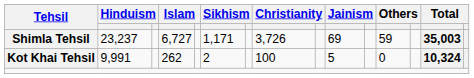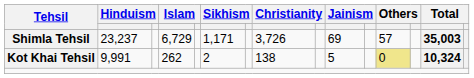(177, 39) 6,727 -> (177, 39) 6,729
(385, 39) 59 -> (385, 39) 57
(265, 58) 100 -> (265, 58) 138
(382, 58) no background -> (382, 58) khaki background
